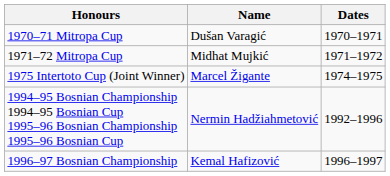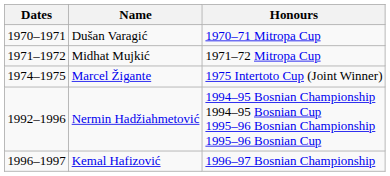columns swapped: (353, 14) <-> (96, 14)
